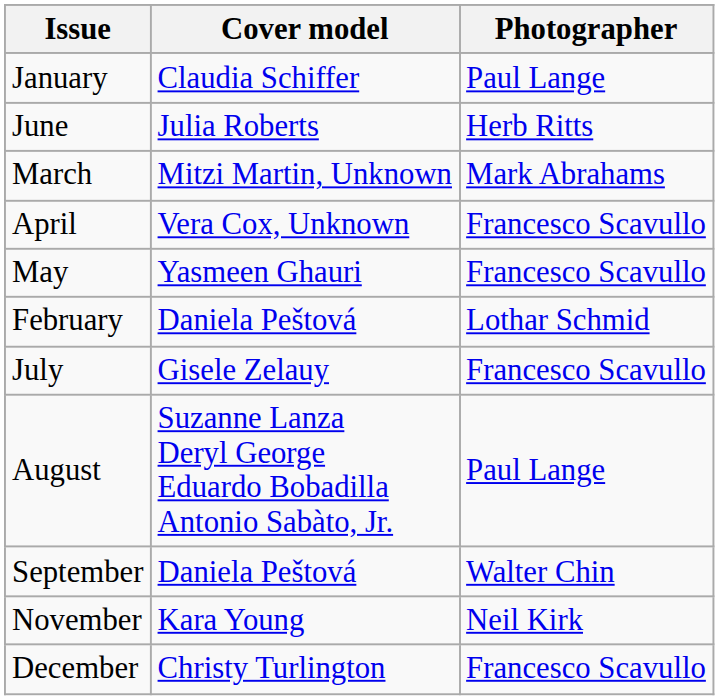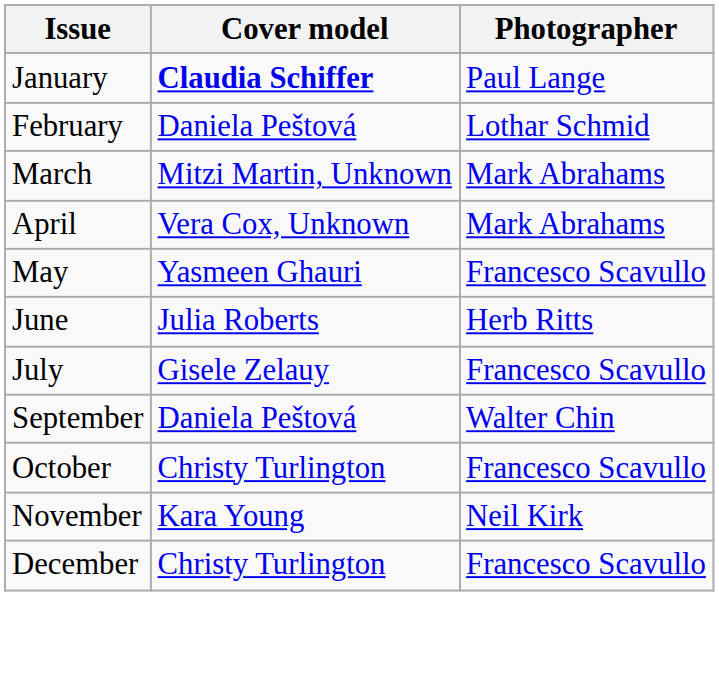(258, 77) normal -> (266, 77) bold
rows swapped: (67, 321) <-> (40, 126)
(586, 223) Francesco Scavullo -> (566, 223) Mark Abrahams
- row: (56, 470)
+ row: (62, 467)
